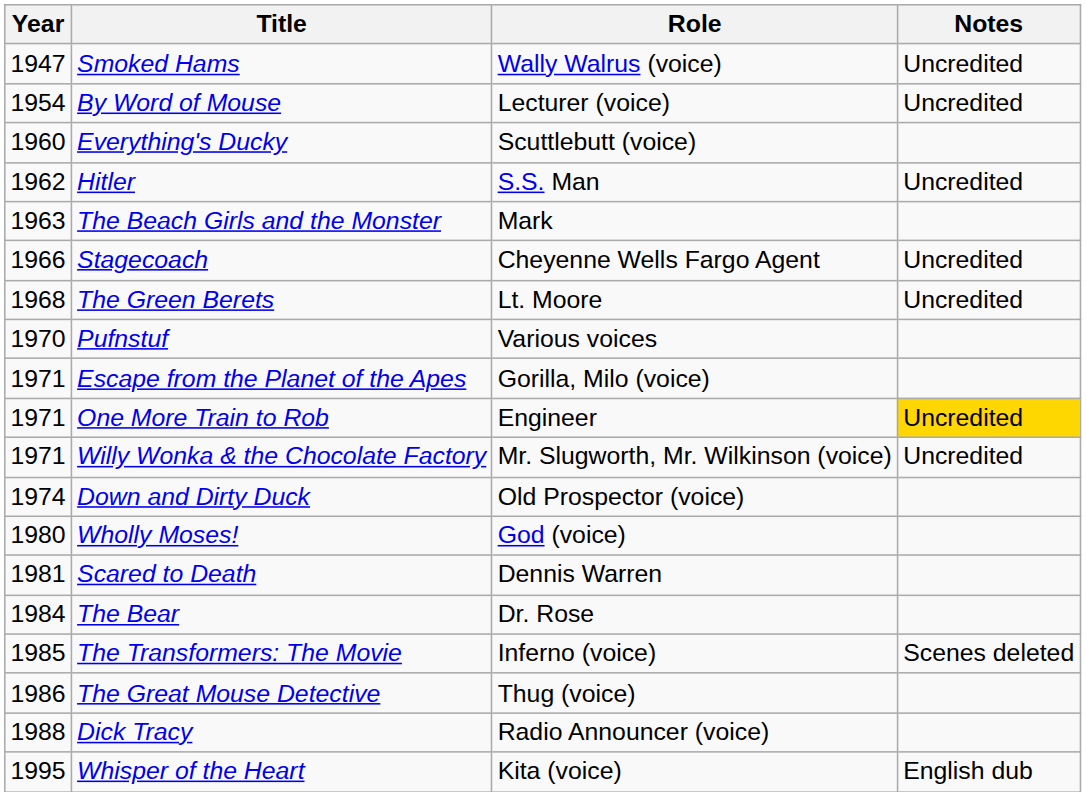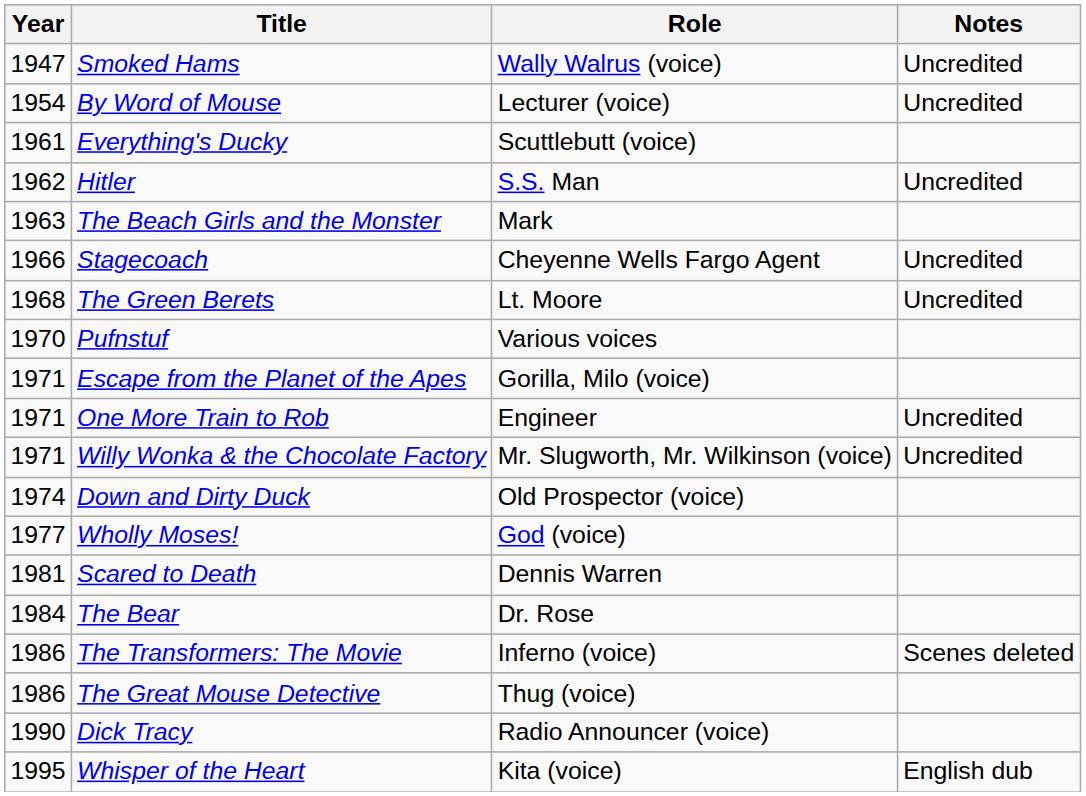(38, 142) 1960 -> (38, 142) 1961
(963, 417) gold background -> (963, 417) no background
(38, 535) 1980 -> (38, 535) 1977
(38, 653) 1985 -> (38, 653) 1986
(38, 732) 1988 -> (38, 732) 1990
